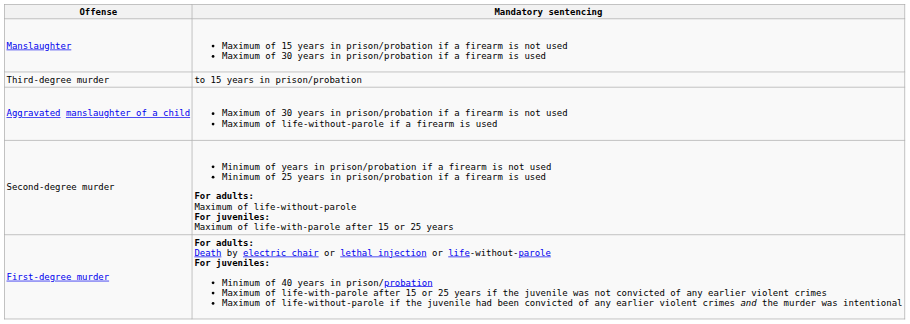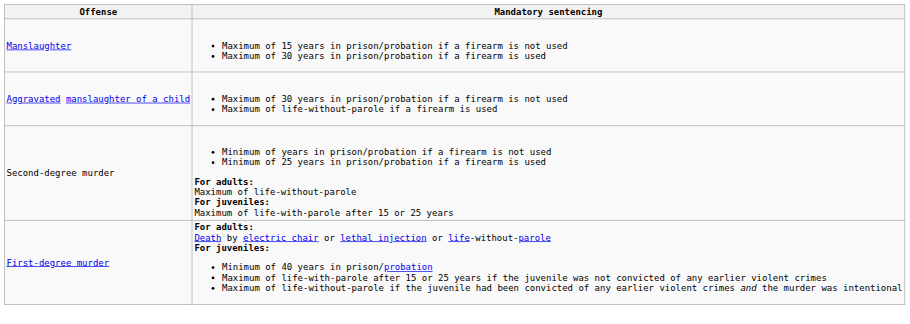- row: (58, 80)
